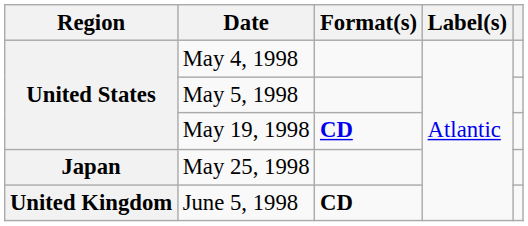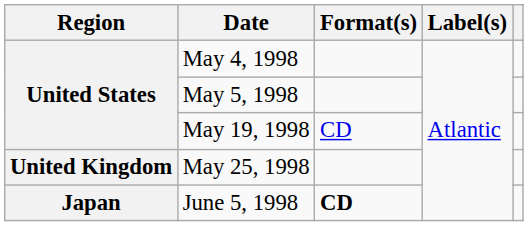(336, 130) bold -> (336, 130) normal
(91, 166) Japan -> (91, 166) United Kingdom
(91, 202) United Kingdom -> (91, 202) Japan
